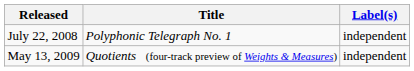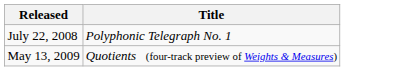- column: (375, 14)
